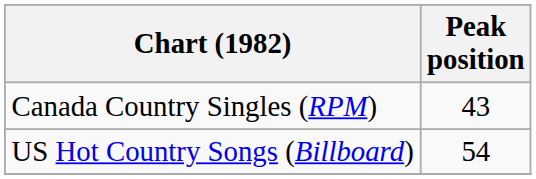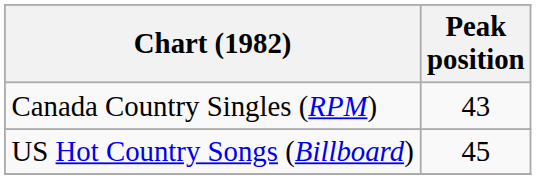(476, 151) 54 -> (476, 151) 45
